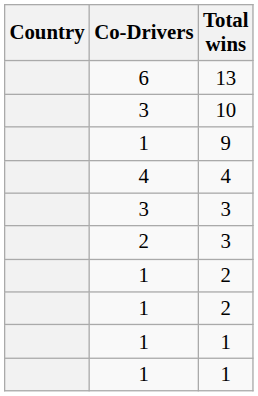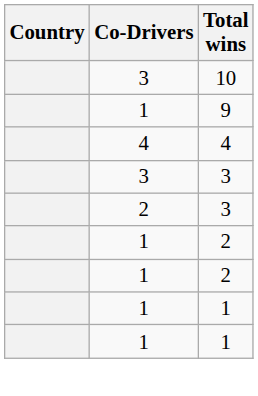- row: (144, 77)
